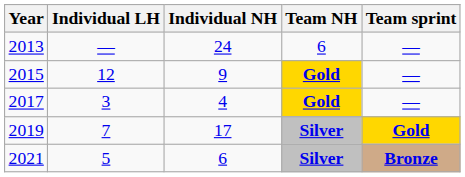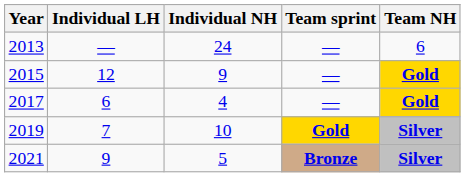columns swapped: (321, 18) <-> (411, 18)
(106, 102) 3 -> (106, 102) 6
(223, 130) 17 -> (223, 130) 10
(106, 158) 5 -> (106, 158) 9
(223, 158) 6 -> (223, 158) 5
